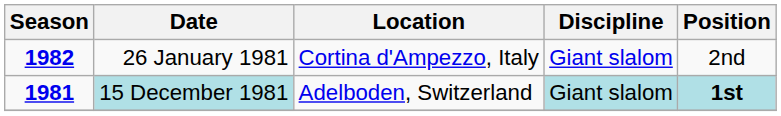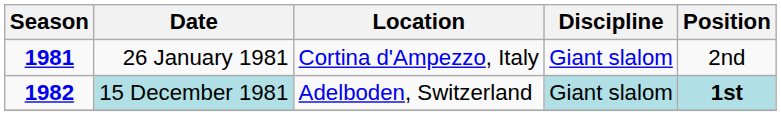(49, 57) 1982 -> (49, 57) 1981
(49, 92) 1981 -> (49, 92) 1982
